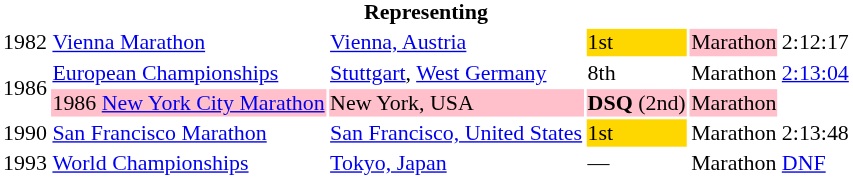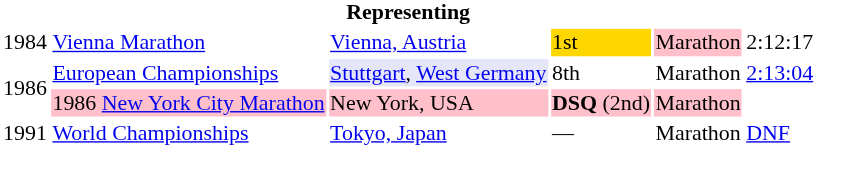(25, 42) 1982 -> (25, 42) 1984
(438, 72) no background -> (438, 72) lavender background
- row: (160, 132)
(25, 162) 1993 -> (25, 132) 1991
